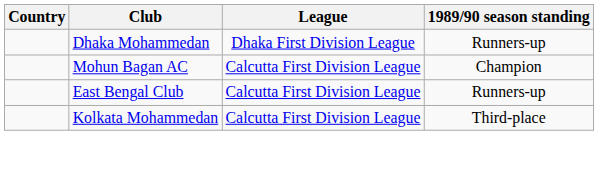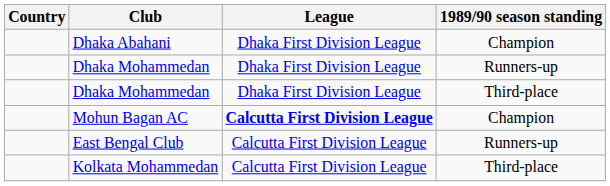+ row: (122, 42)
+ row: (141, 92)
(323, 67) normal -> (329, 117) bold
